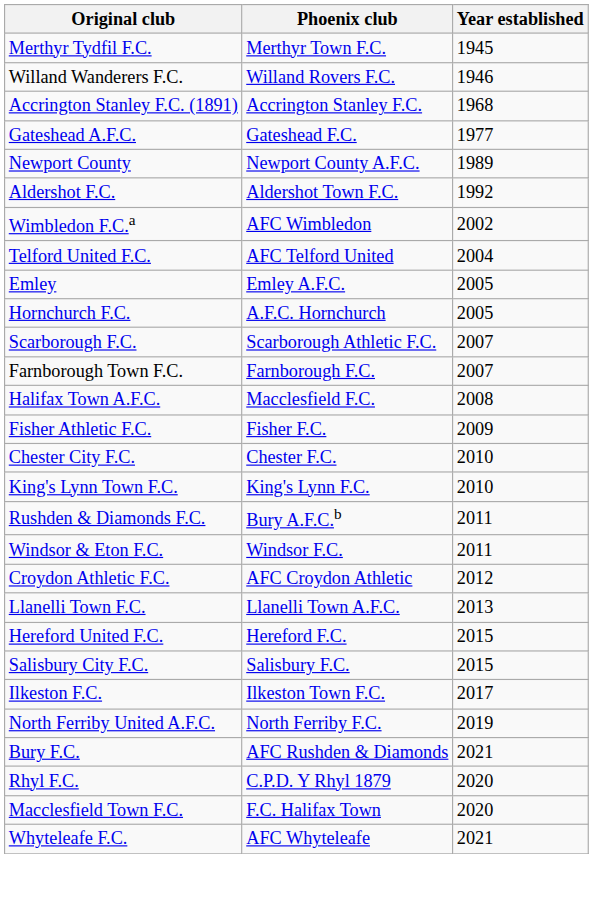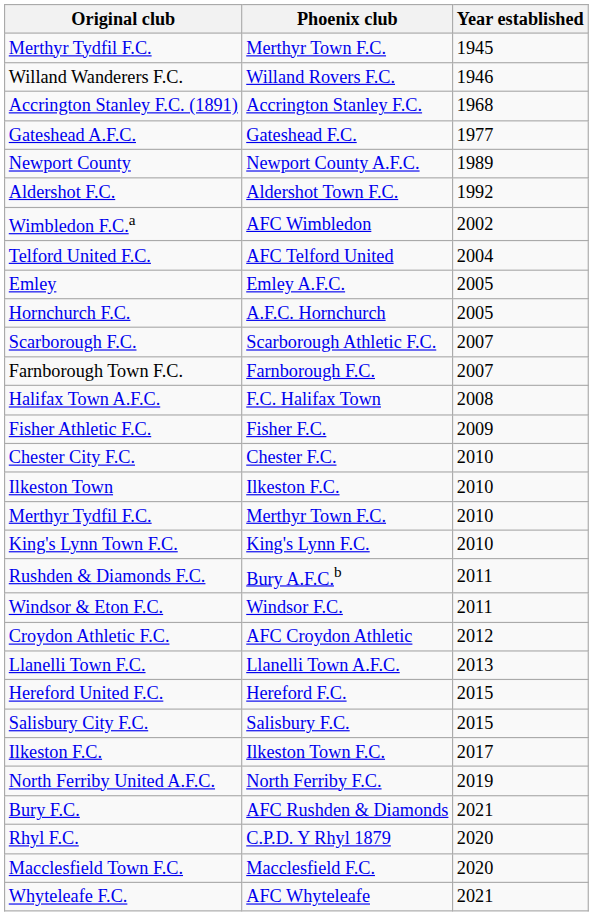(311, 399) Macclesfield F.C. -> (314, 399) F.C. Halifax Town
+ row: (61, 486)
+ row: (80, 515)
(314, 809) F.C. Halifax Town -> (311, 867) Macclesfield F.C.
